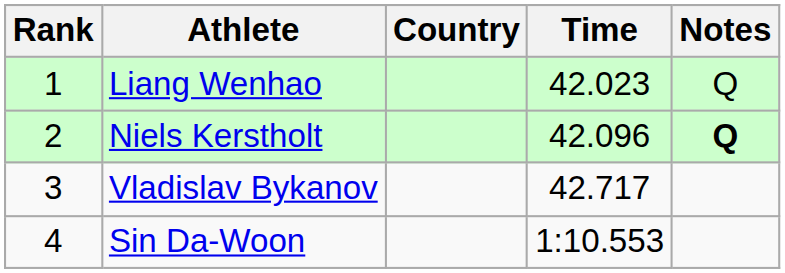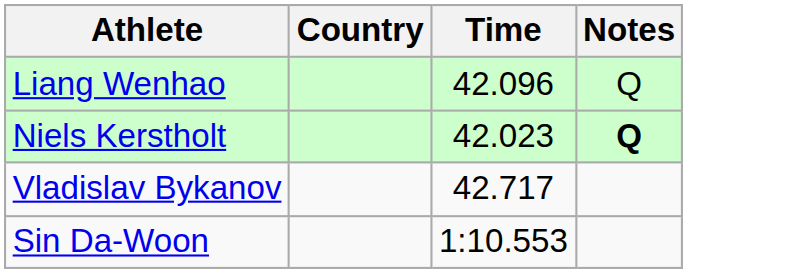- column: (53, 30)
(600, 83) 42.023 -> (503, 83) 42.096
(600, 135) 42.096 -> (503, 135) 42.023
